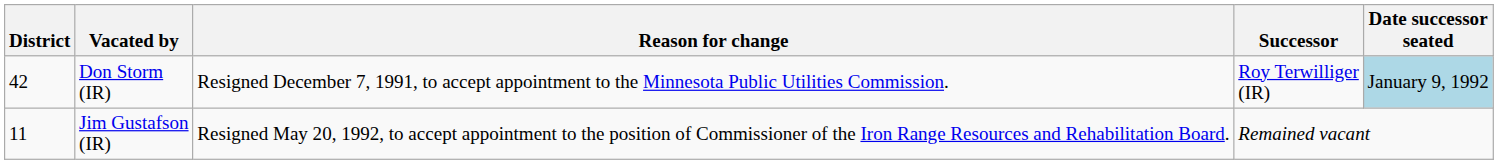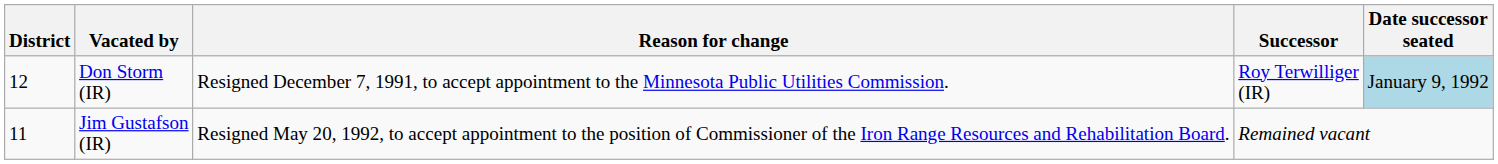(19, 81) 42 -> (19, 81) 12
